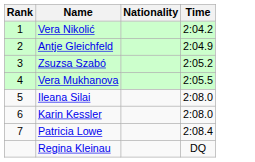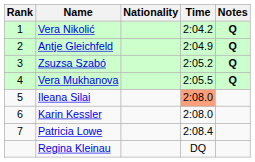+ column: (233, 13)
(198, 98) no background -> (198, 98) lightsalmon background
